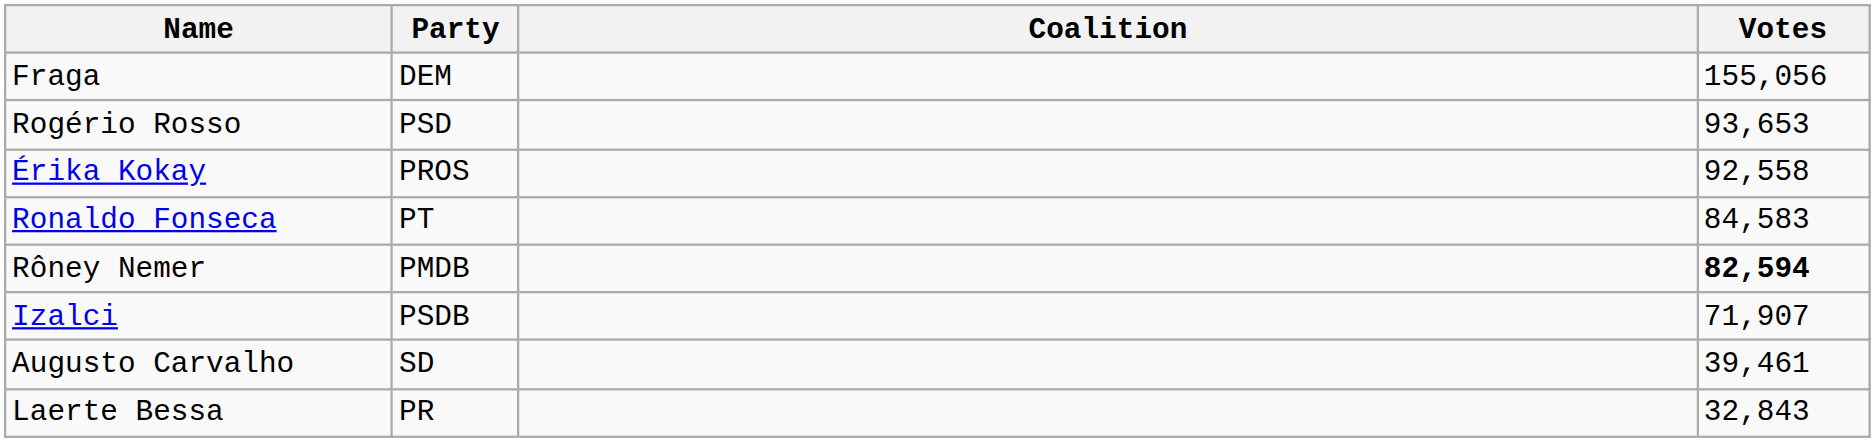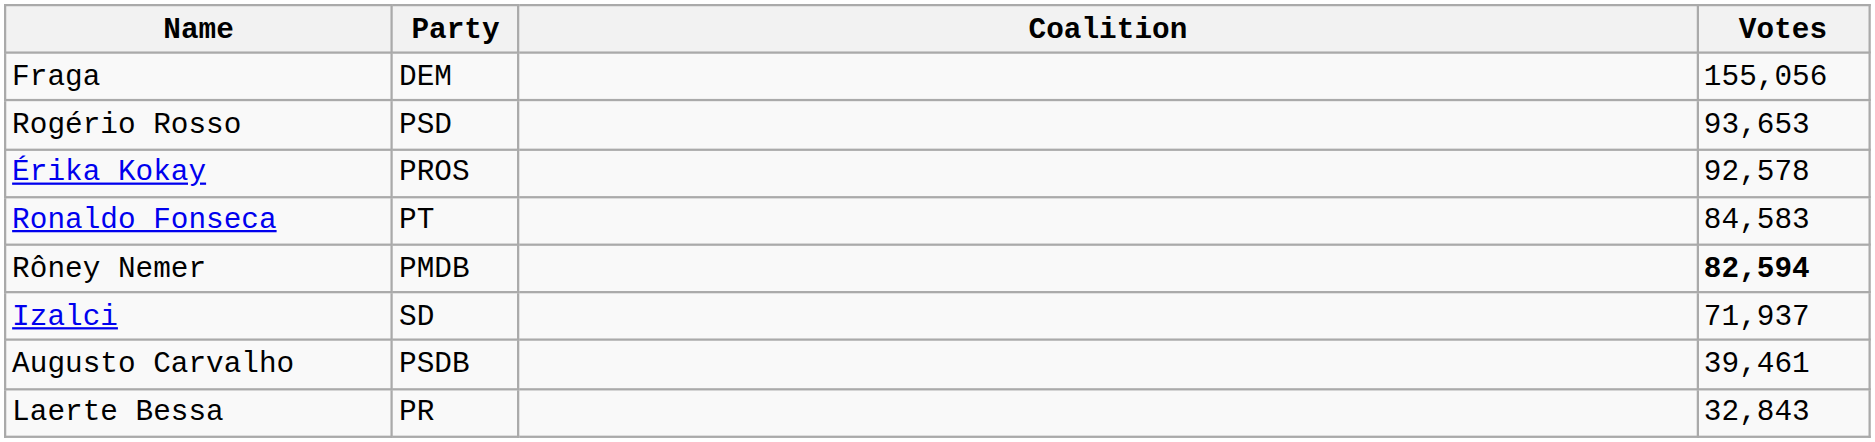(1757, 173) 92,558 -> (1757, 173) 92,578
(434, 316) PSDB -> (417, 316) SD
(1757, 316) 71,907 -> (1757, 316) 71,937
(417, 364) SD -> (434, 364) PSDB
